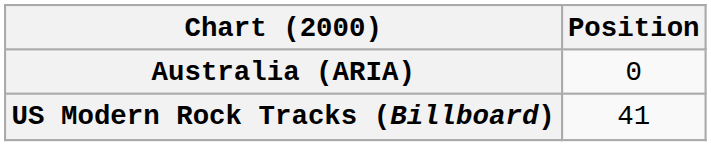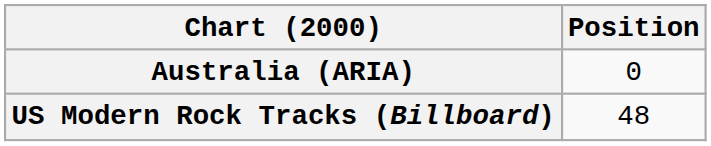(634, 117) 41 -> (634, 117) 48
